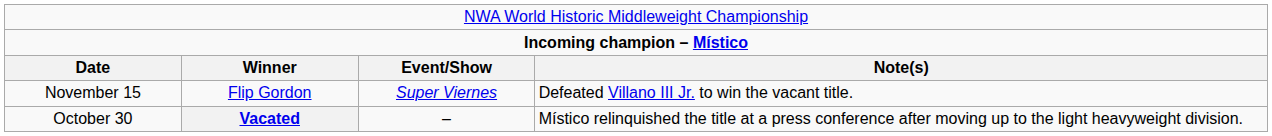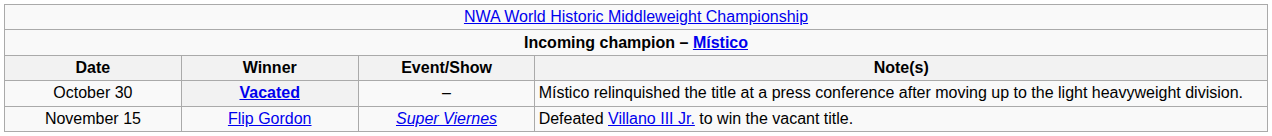rows swapped: (93, 118) <-> (93, 93)
